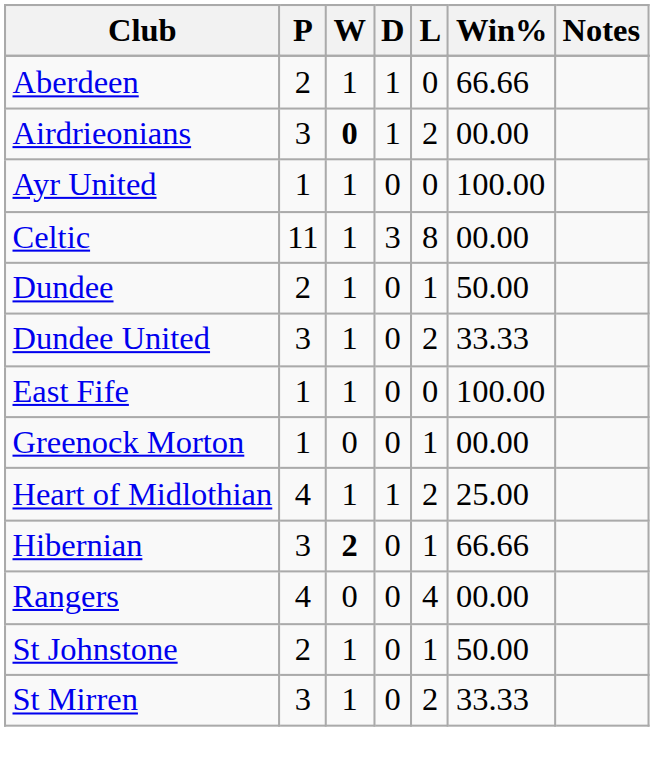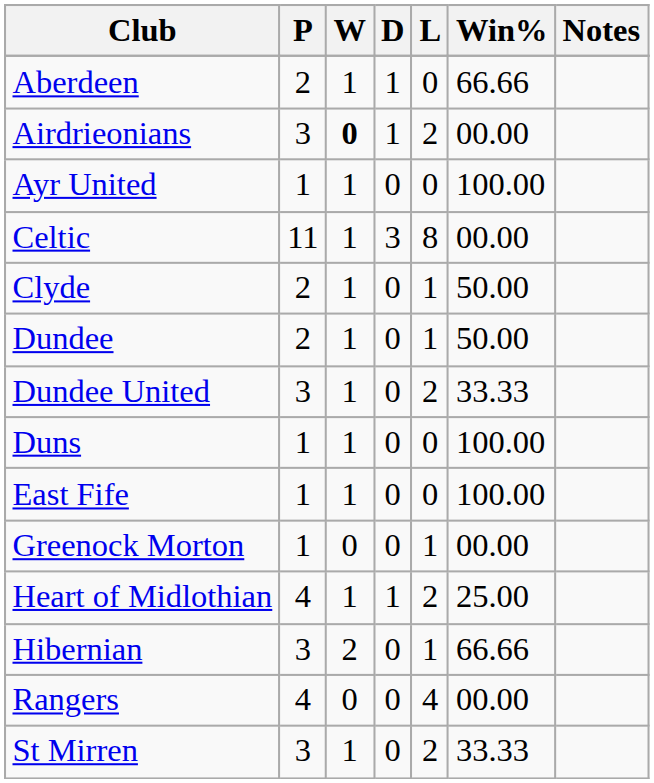+ row: (51, 287)
+ row: (47, 442)
(350, 545) bold -> (350, 648) normal
- row: (95, 648)
